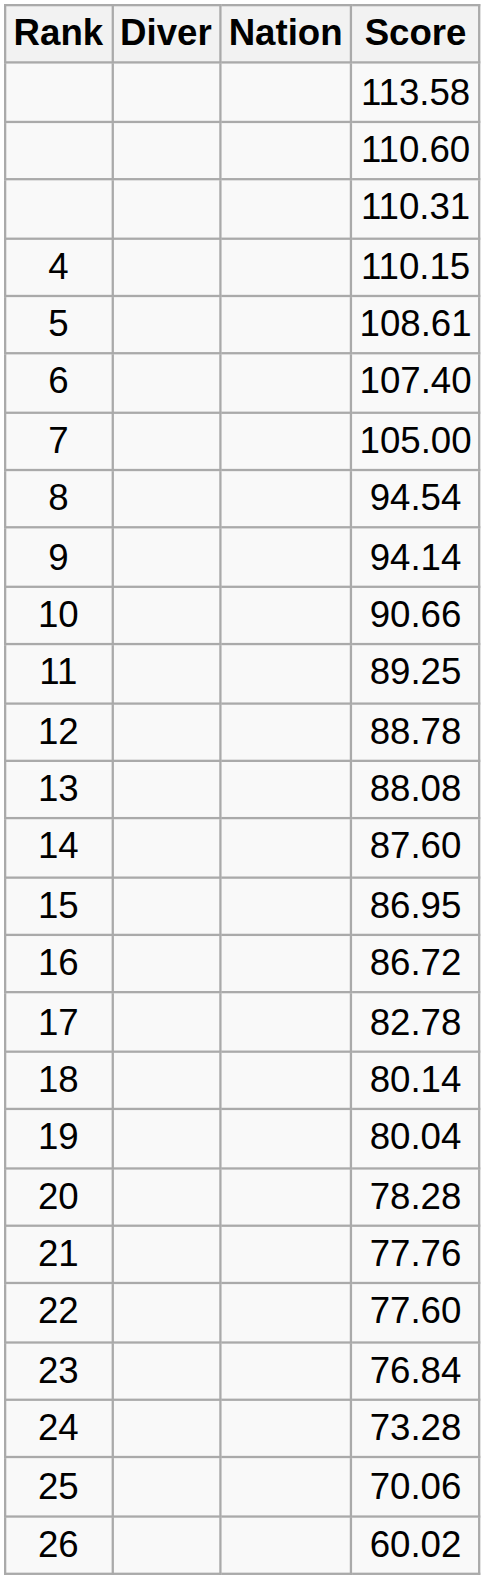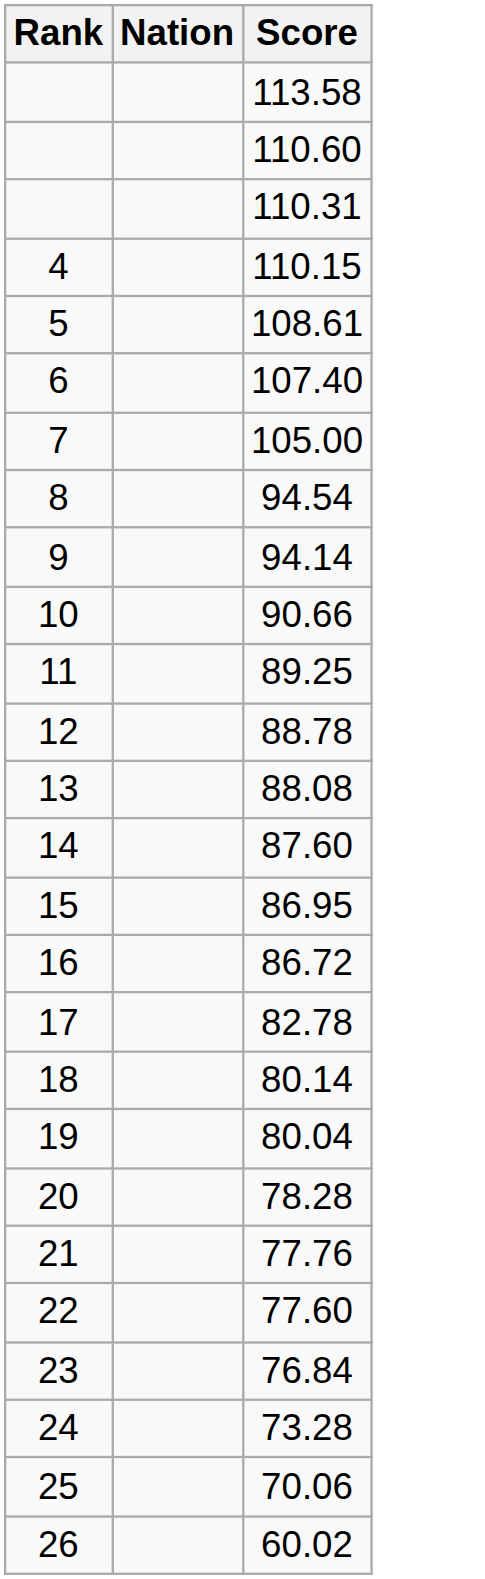- column: (166, 33)
